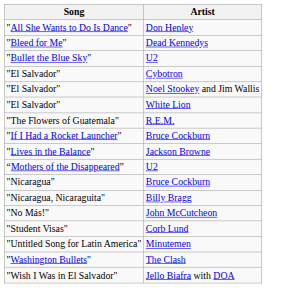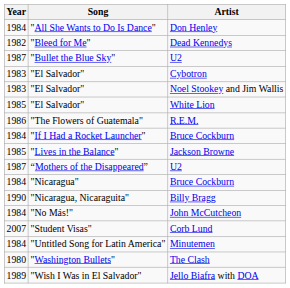+ column: (16, 12)
